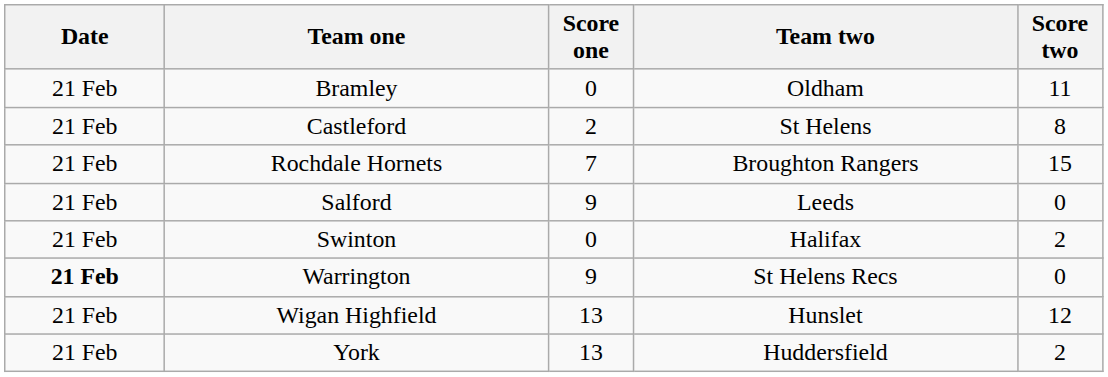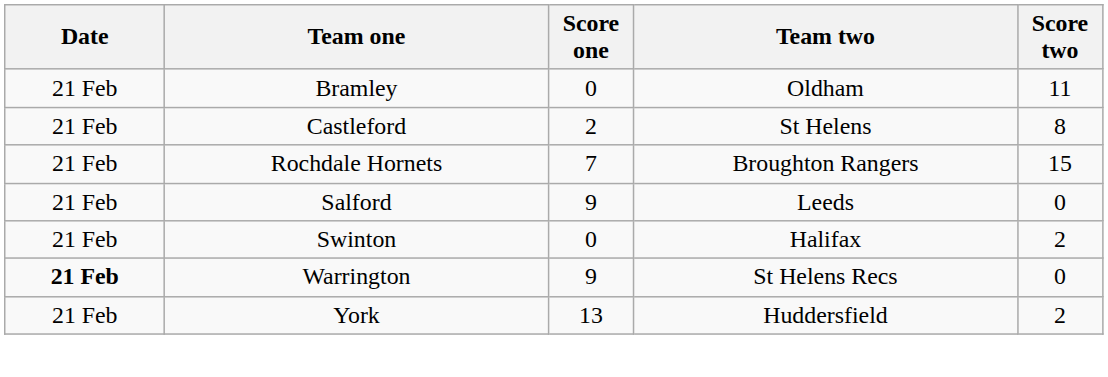- row: (356, 314)
